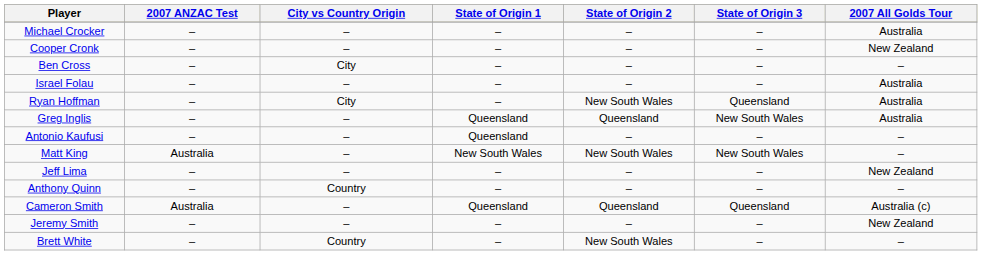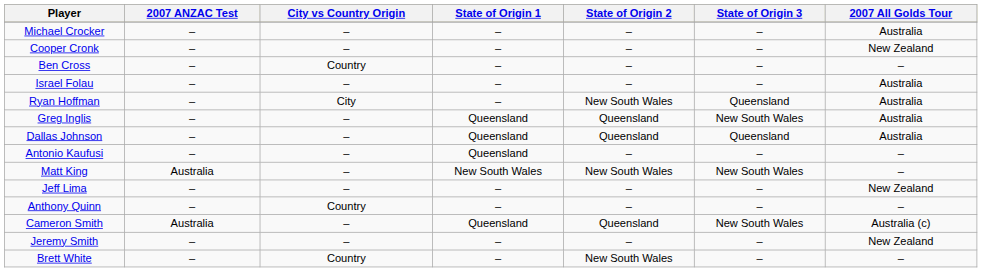(346, 66) City -> (346, 66) Country
+ row: (64, 136)
(759, 206) Queensland -> (759, 224) New South Wales
